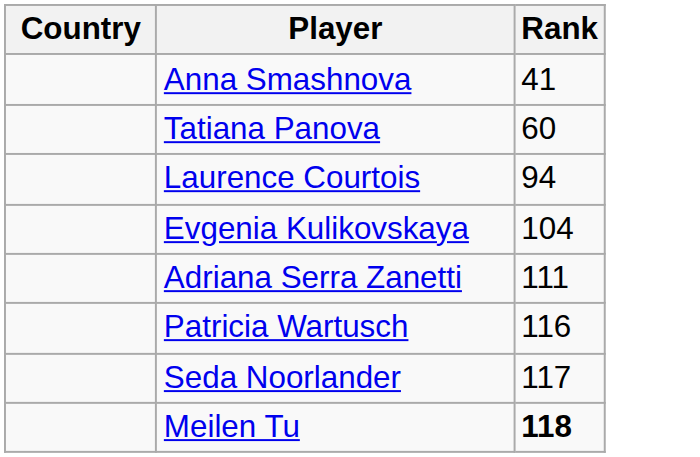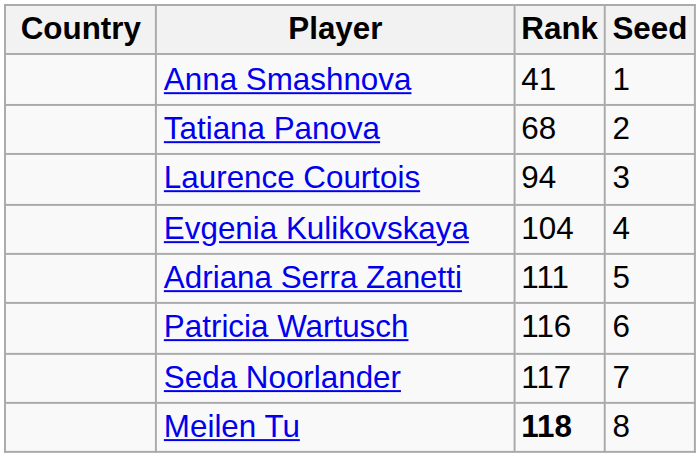+ column: (650, 29)
(539, 128) 60 -> (539, 128) 68
